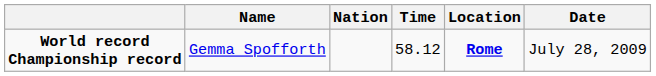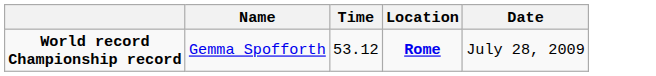- column: (360, 17)
(418, 51) 58.12 -> (356, 51) 53.12
